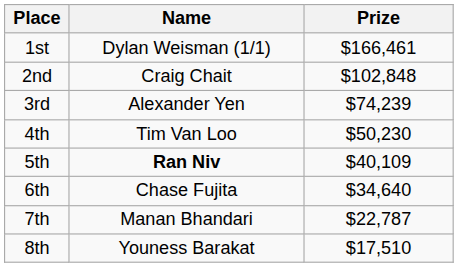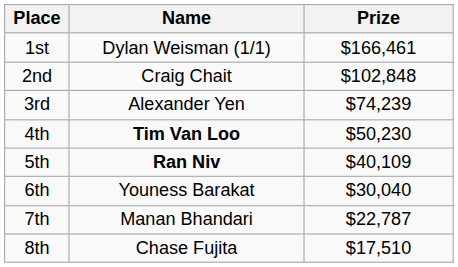(187, 133) normal -> (187, 133) bold
(187, 190) Chase Fujita -> (187, 190) Youness Barakat
(379, 190) $34,640 -> (379, 190) $30,040
(187, 248) Youness Barakat -> (187, 248) Chase Fujita
